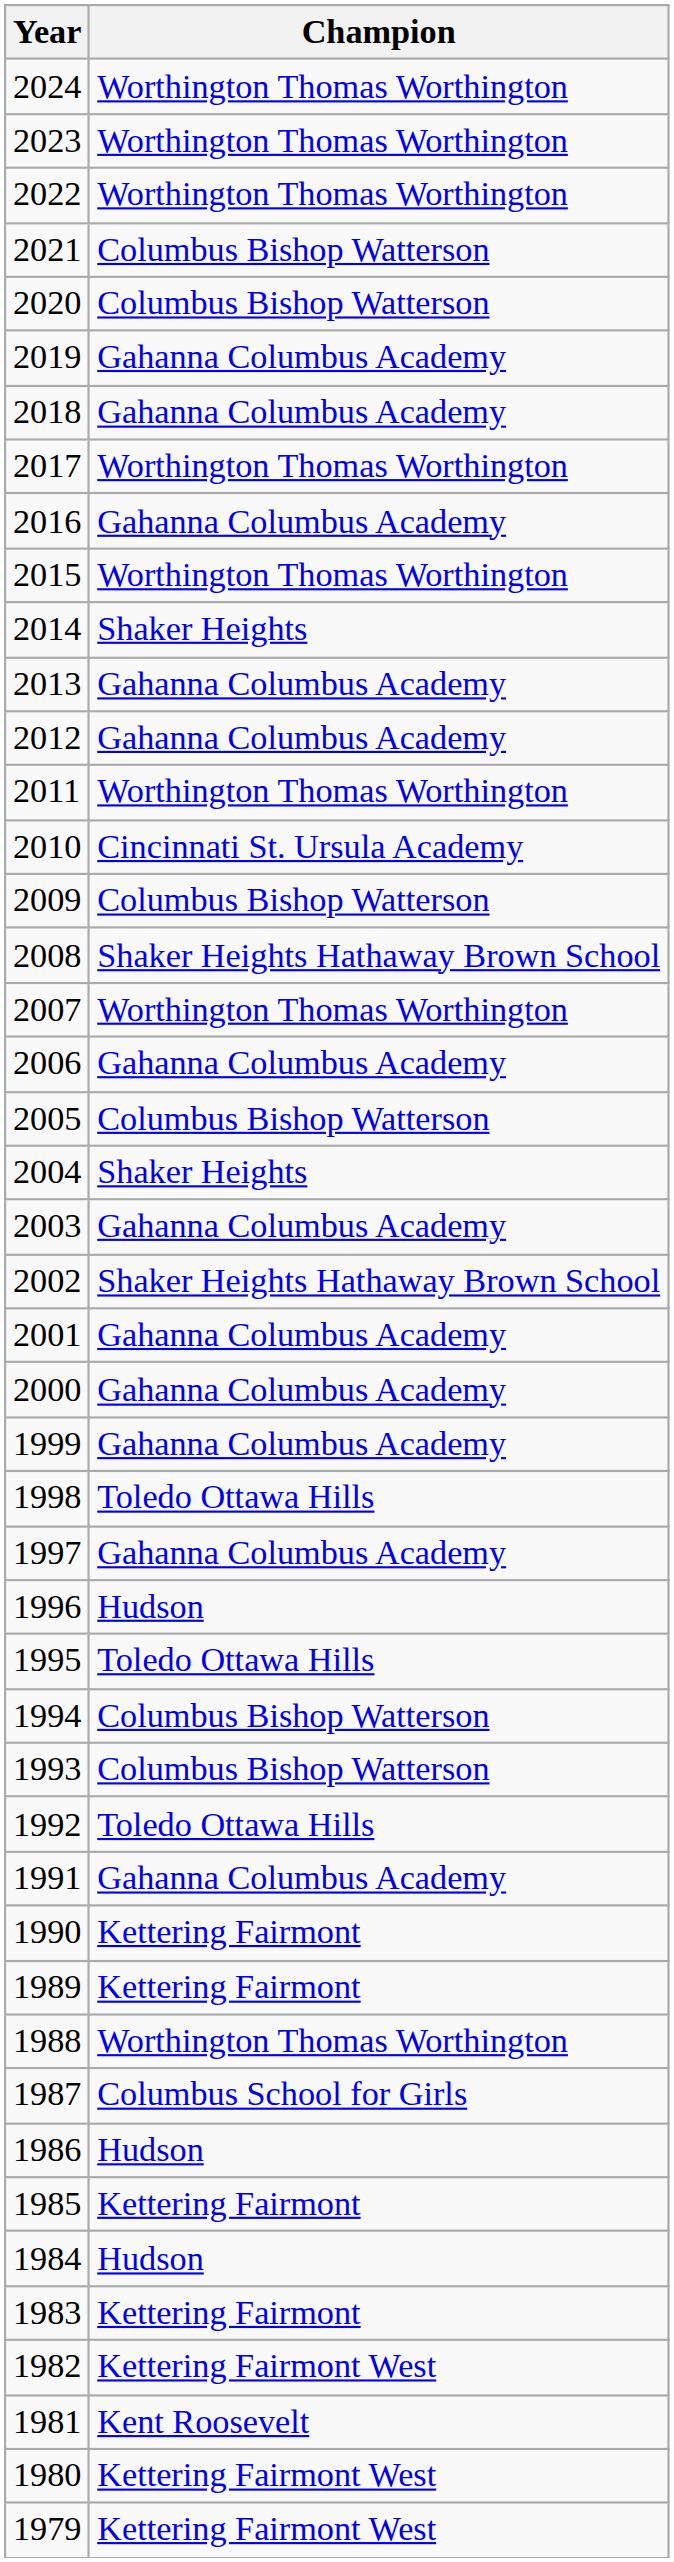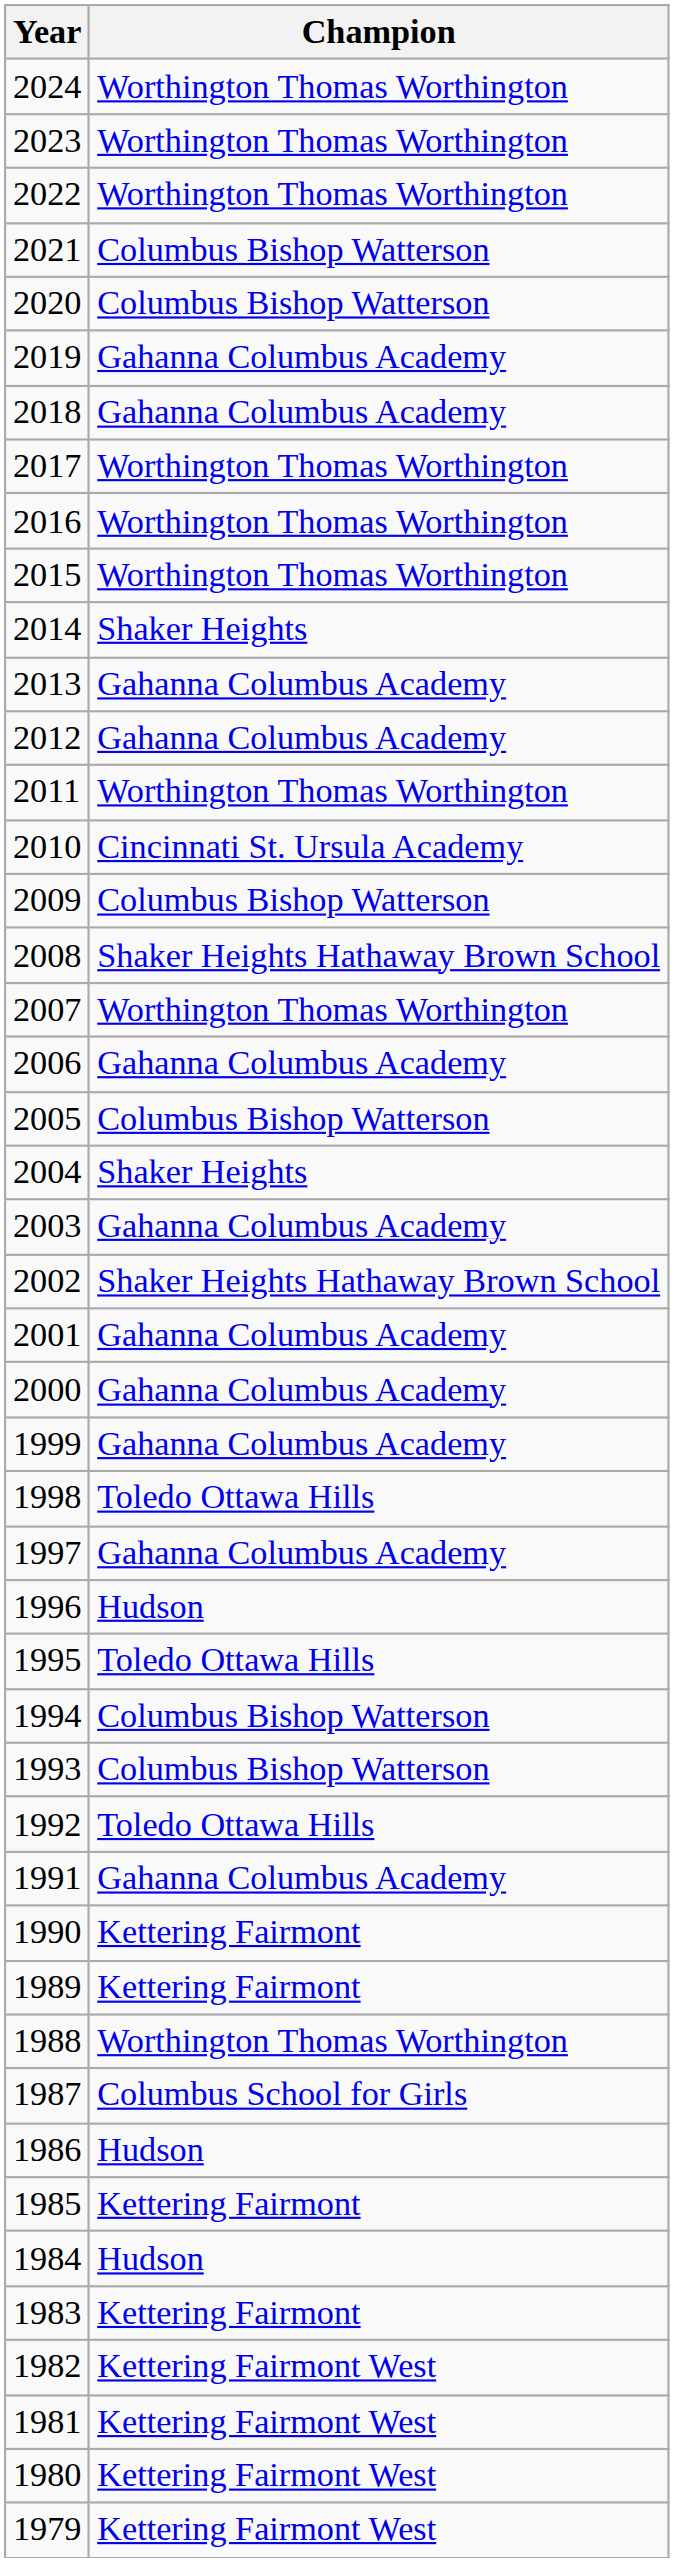(302, 520) Gahanna Columbus Academy -> (333, 520) Worthington Thomas Worthington
(203, 2420) Kent Roosevelt -> (267, 2420) Kettering Fairmont West
